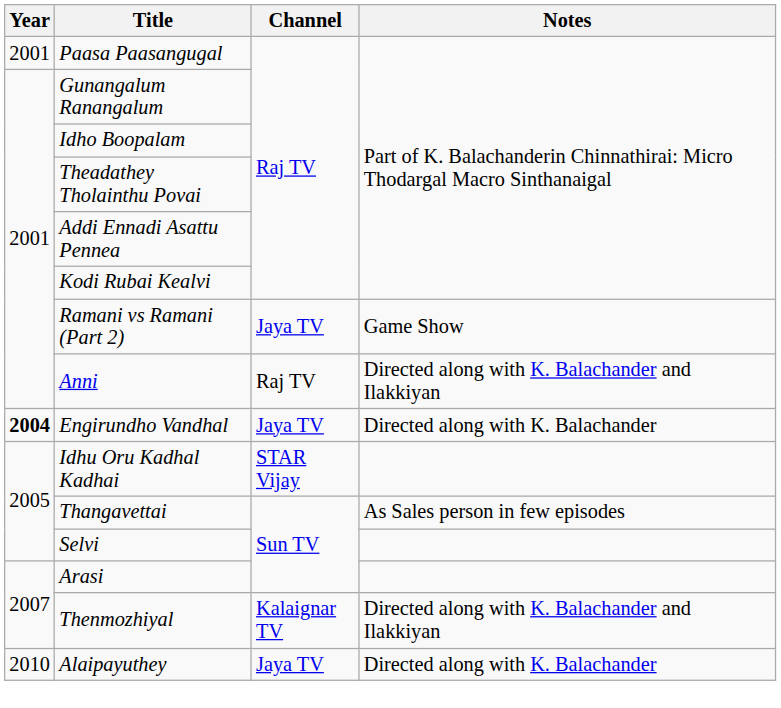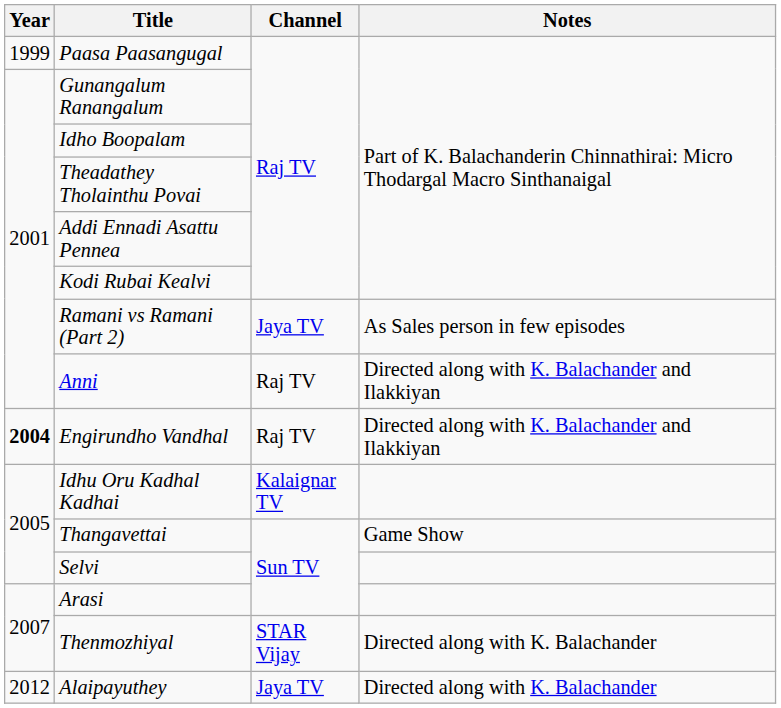(30, 52) 2001 -> (30, 52) 1999
(414, 326) Game Show -> (494, 326) As Sales person in few episodes
(290, 424) Jaya TV -> (286, 436) Raj TV
(510, 424) Directed along with K. Balachander -> (527, 436) Directed along with K. Balachander and Ilakkiyan
(281, 468) STAR Vijay -> (296, 491) Kalaignar TV
(494, 512) As Sales person in few episodes -> (414, 535) Game Show
(296, 620) Kalaignar TV -> (281, 643) STAR Vijay
(527, 620) Directed along with K. Balachander and Ilakkiyan -> (510, 643) Directed along with K. Balachander
(30, 664) 2010 -> (30, 686) 2012
